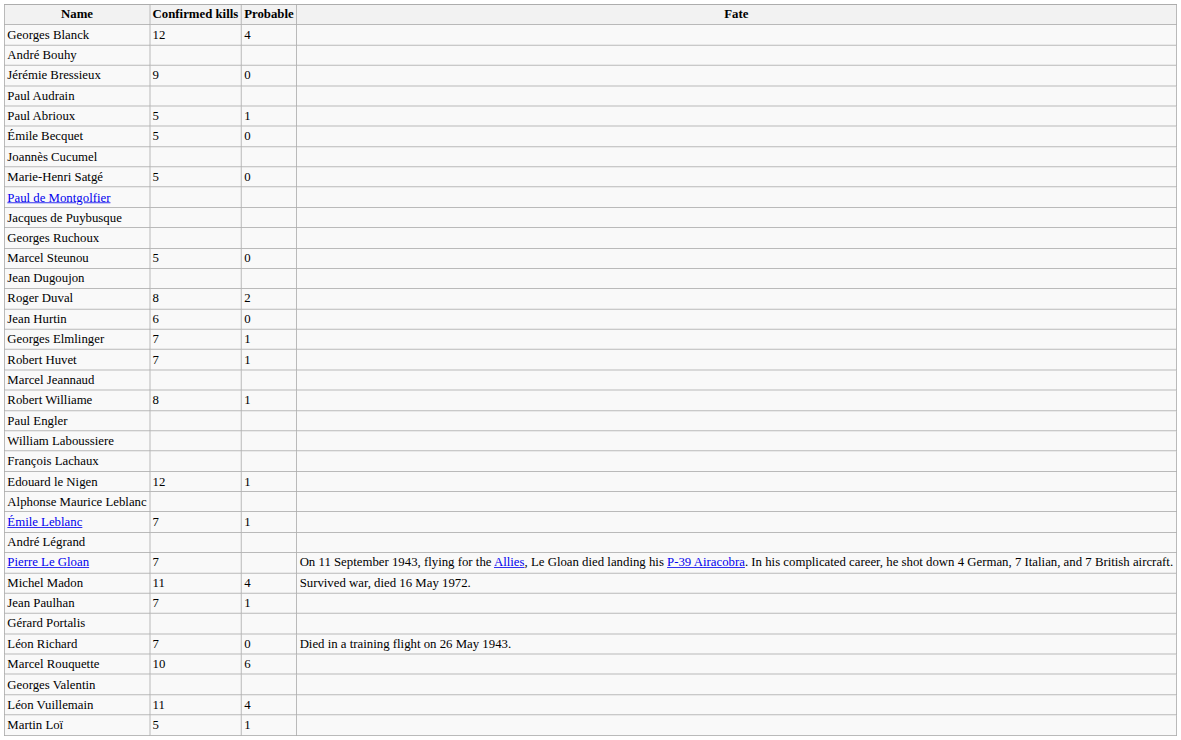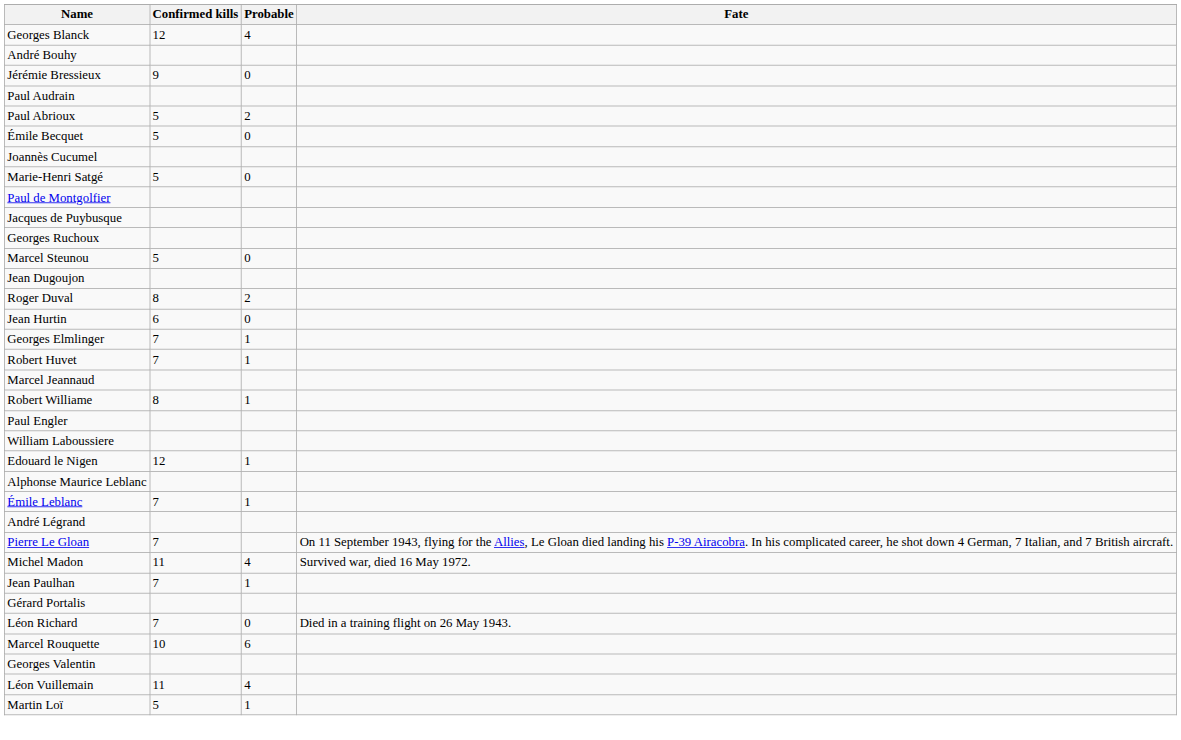(247, 116) 1 -> (247, 116) 2
- row: (53, 461)
